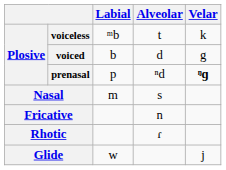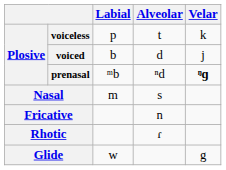(113, 34) ᵐb -> (113, 34) p
(203, 54) g -> (203, 54) j
(113, 74) p -> (113, 74) ᵐb
(203, 154) j -> (203, 154) g
